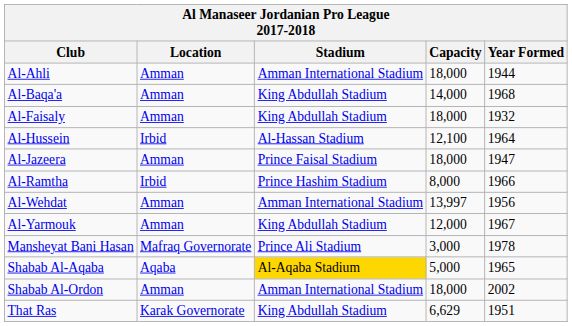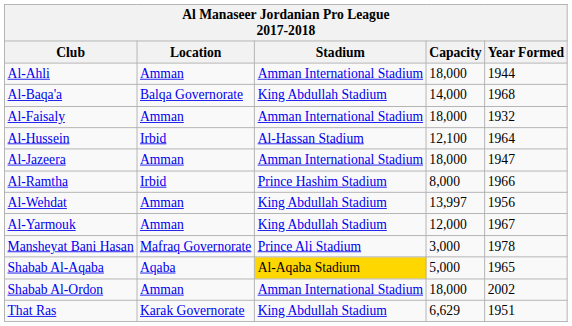(162, 95) Amman -> (192, 95) Balqa Governorate
(322, 116) King Abdullah Stadium -> (340, 116) Amman International Stadium
(317, 159) Prince Faisal Stadium -> (340, 159) Amman International Stadium
(340, 203) Amman International Stadium -> (322, 203) King Abdullah Stadium
